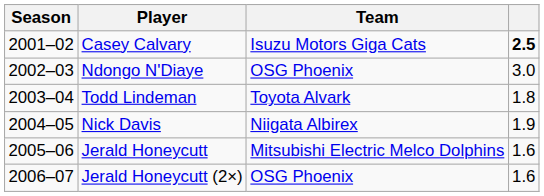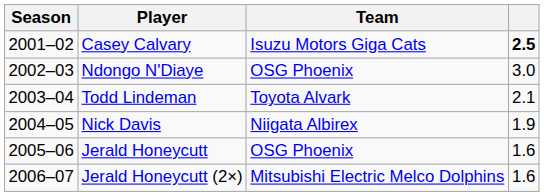(524, 97) 1.8 -> (524, 97) 2.1
(377, 151) Mitsubishi Electric Melco Dolphins -> (302, 151) OSG Phoenix
(302, 177) OSG Phoenix -> (377, 177) Mitsubishi Electric Melco Dolphins
